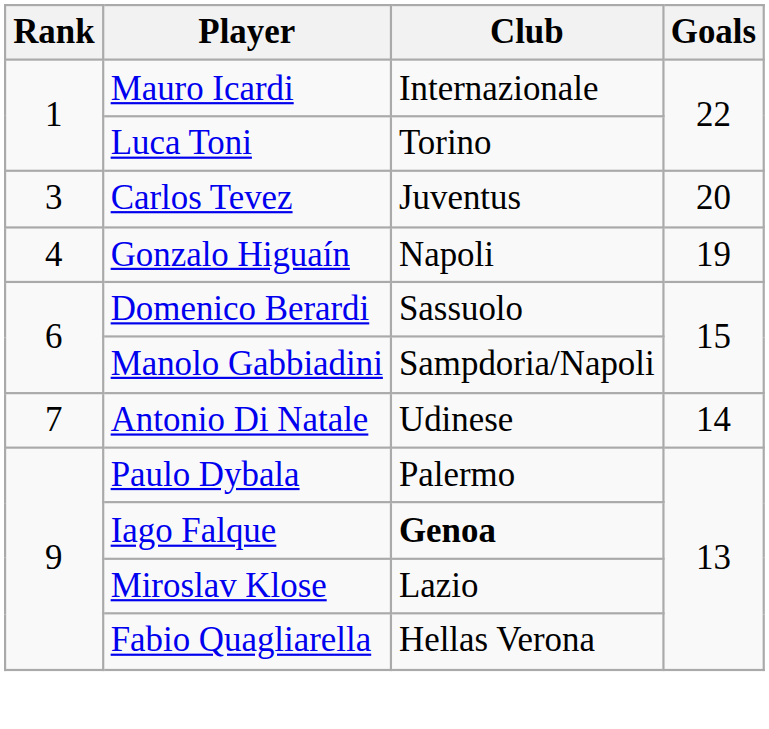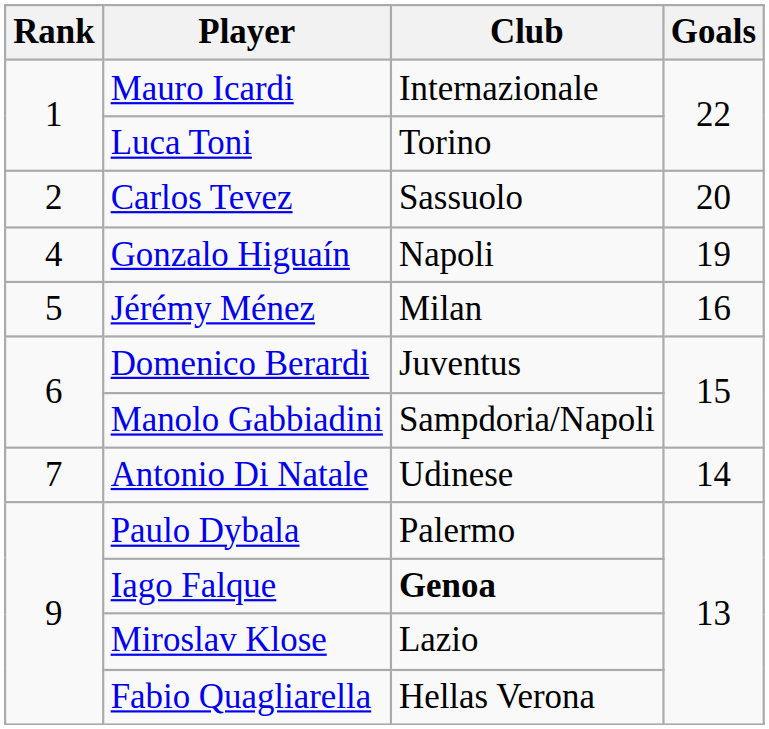(54, 198) 3 -> (54, 198) 2
(460, 198) Juventus -> (461, 198) Sassuolo
+ row: (213, 308)
(461, 308) Sassuolo -> (460, 364) Juventus
